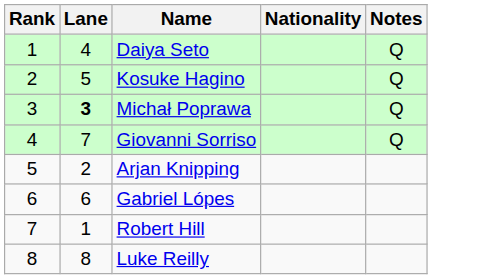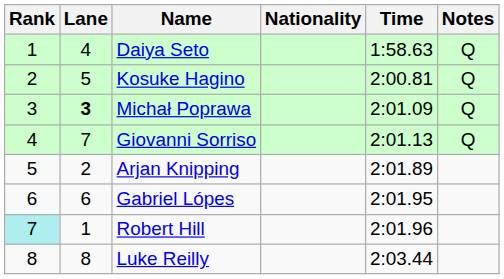+ column: (402, 19)
(32, 229) no background -> (32, 229) paleturquoise background
